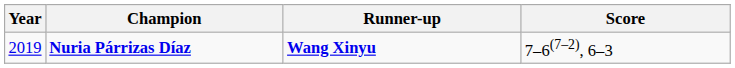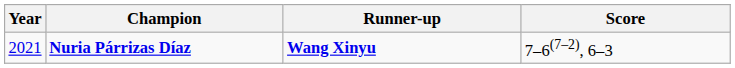(25, 48) 2019 -> (25, 48) 2021
